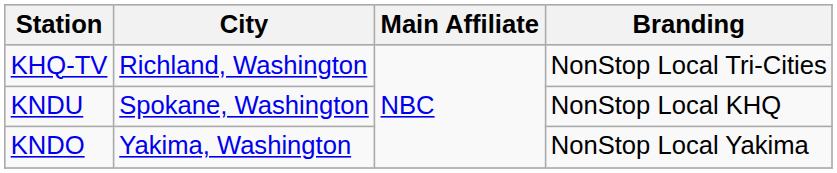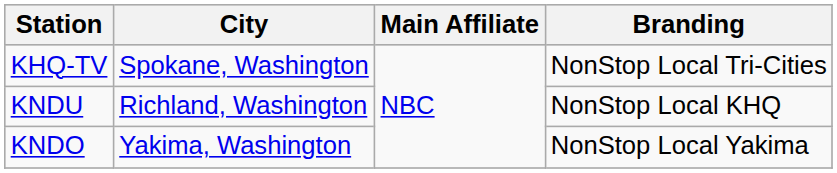(243, 65) Richland, Washington -> (244, 65) Spokane, Washington
(244, 106) Spokane, Washington -> (243, 106) Richland, Washington
